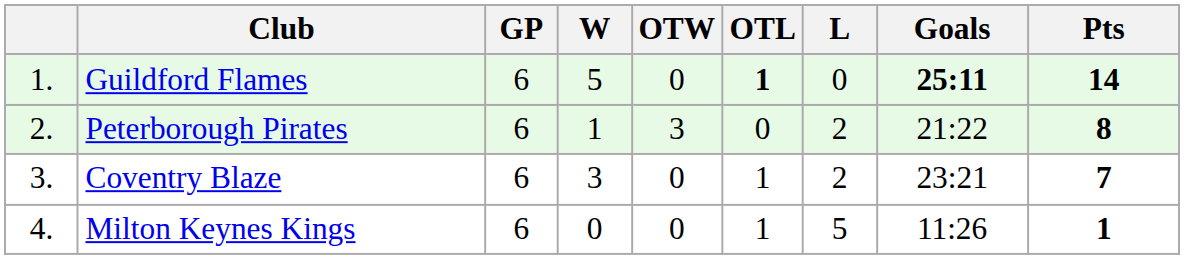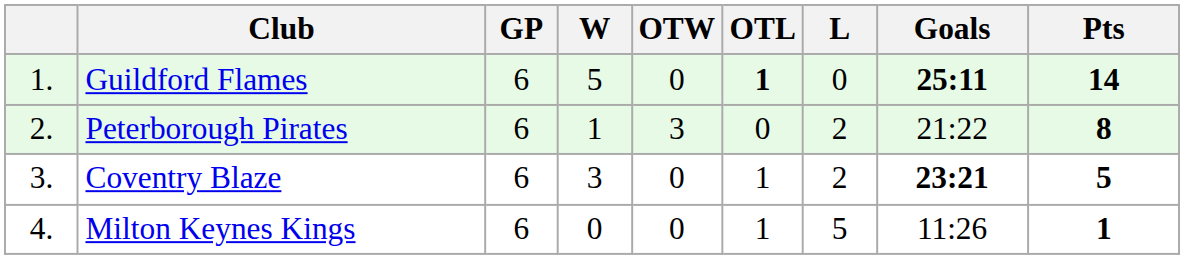(952, 178) normal -> (952, 178) bold
(1104, 178) 7 -> (1104, 178) 5
